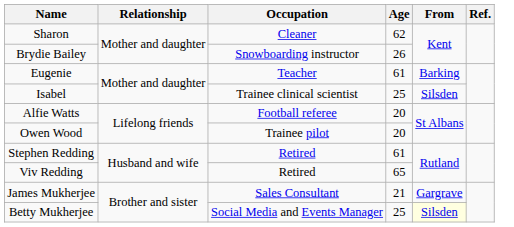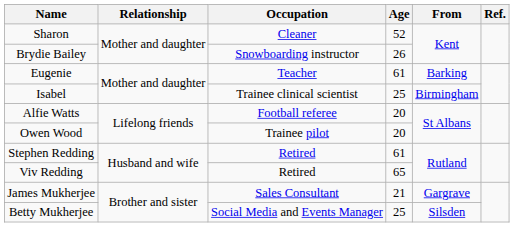(399, 34) 62 -> (399, 34) 52
(439, 93) Silsden -> (447, 93) Birmingham
(439, 212) lightyellow background -> (447, 212) no background
